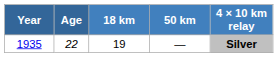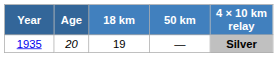(71, 44) 22 -> (71, 44) 20
